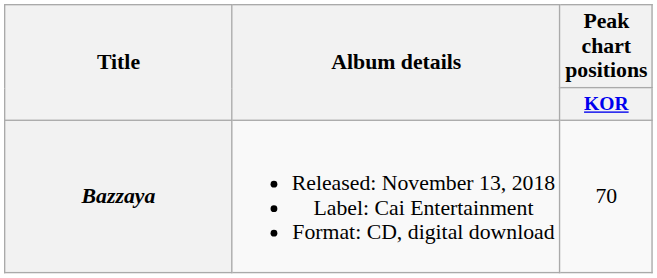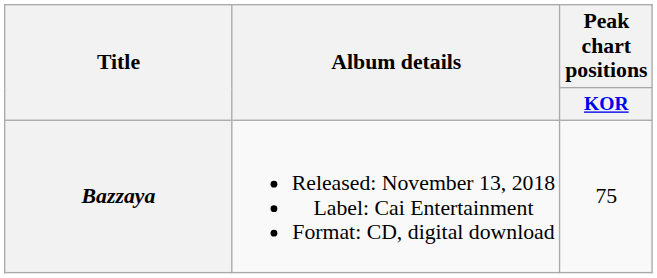(606, 196) 70 -> (606, 196) 75
